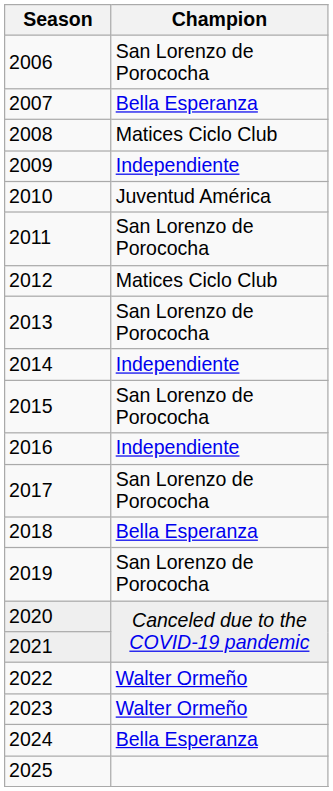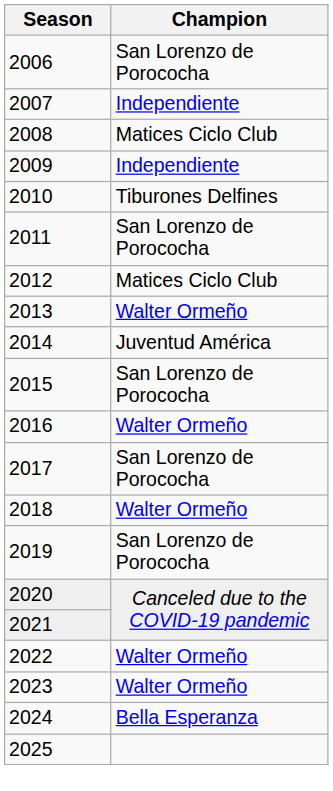(187, 103) Bella Esperanza -> (178, 103) Independiente
(193, 196) Juventud América -> (197, 196) Tiburones Delfines
(185, 322) San Lorenzo de Porococha -> (182, 311) Walter Ormeño
(178, 364) Independiente -> (193, 342) Juventud América
(178, 448) Independiente -> (182, 426) Walter Ormeño
(187, 532) Bella Esperanza -> (182, 510) Walter Ormeño
